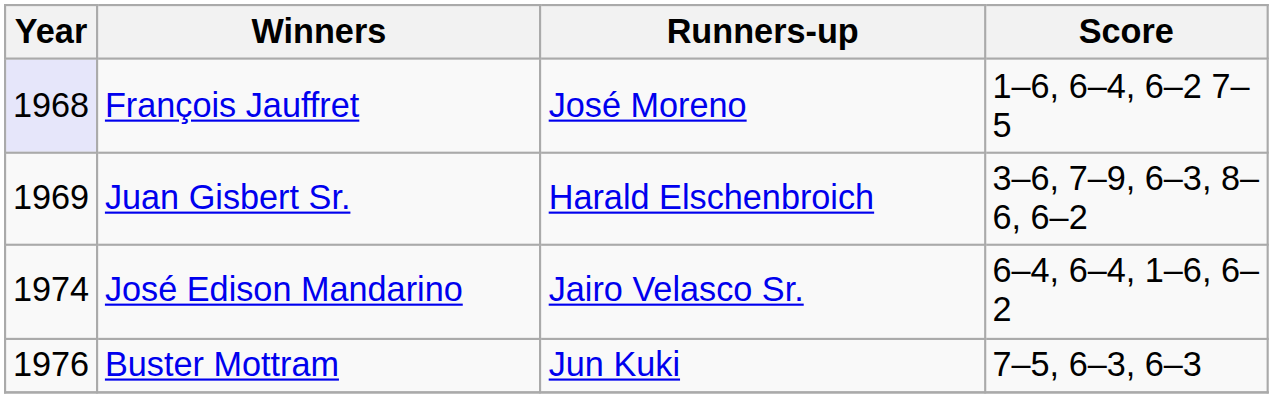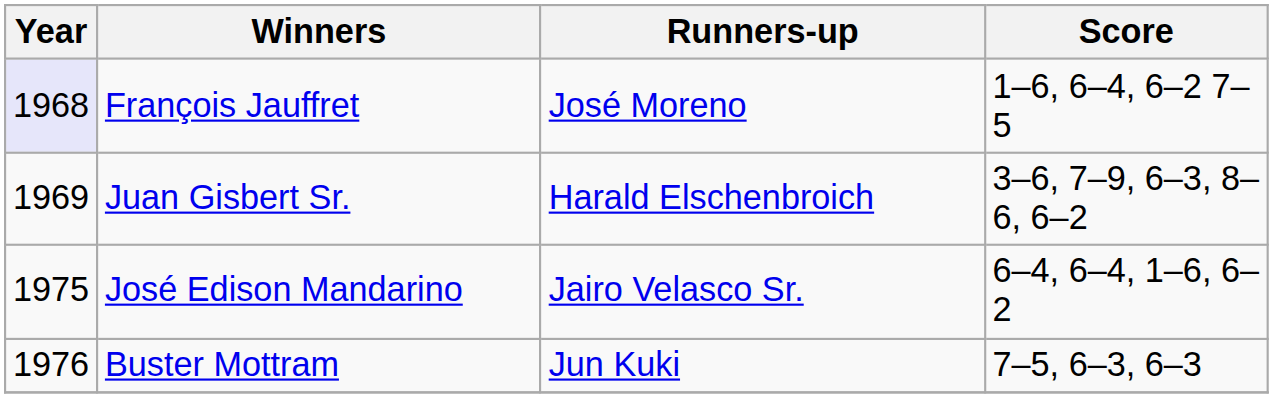(51, 290) 1974 -> (51, 290) 1975
